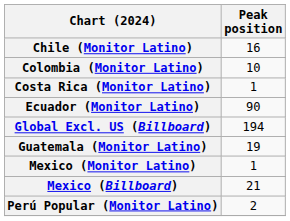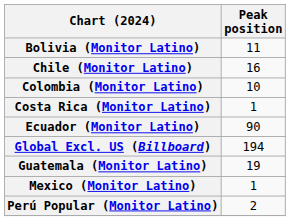+ row: (113, 48)
- row: (113, 186)
